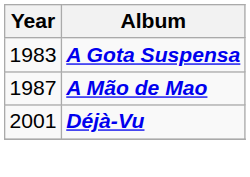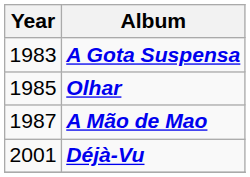+ row: (94, 88)
